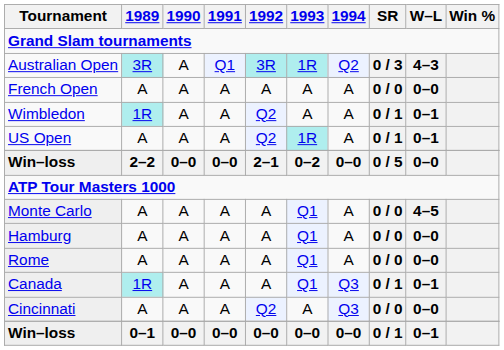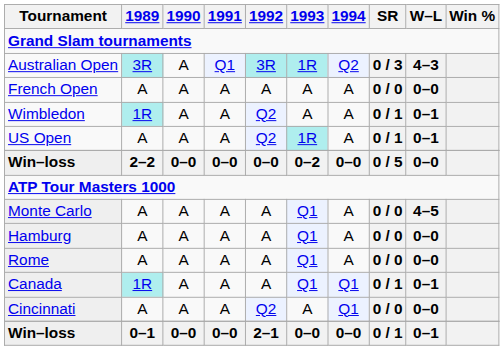(266, 162) 2–1 -> (266, 162) 0–0
(349, 284) Q3 -> (349, 284) Q1
(349, 308) Q3 -> (349, 308) Q1
(266, 333) 0–0 -> (266, 333) 2–1
